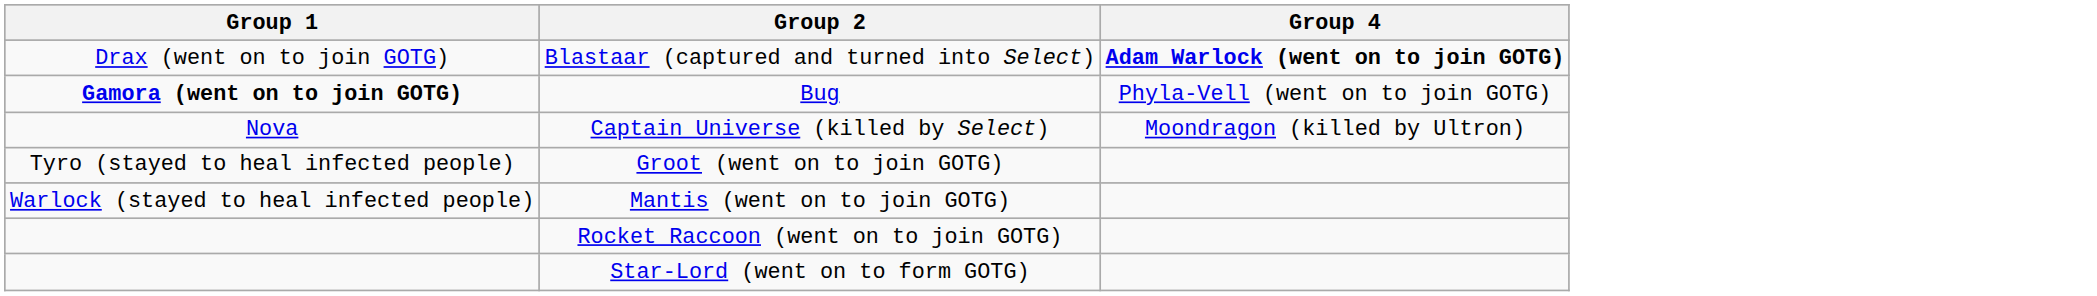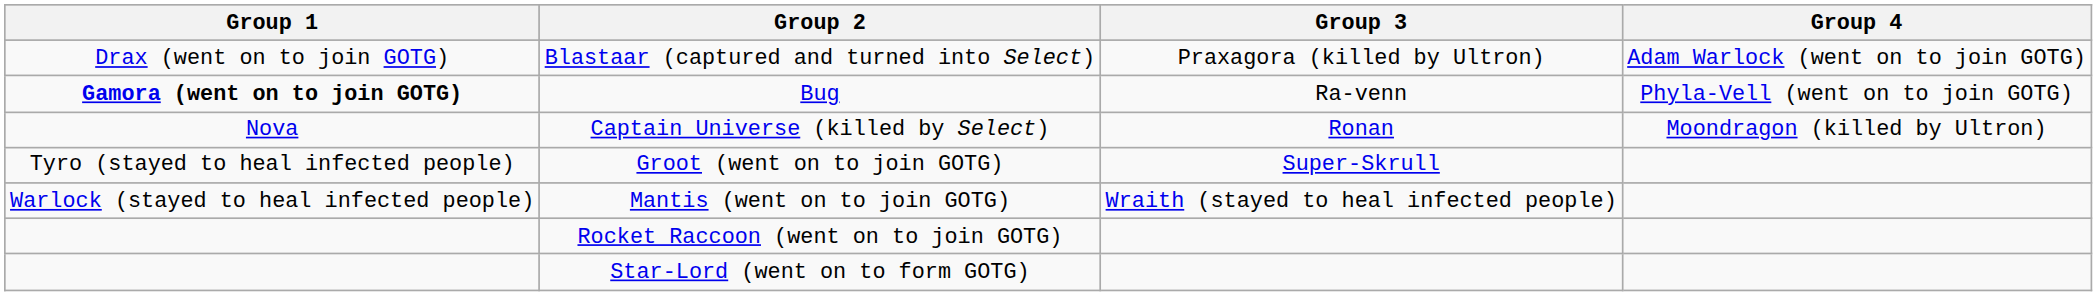+ column: (1361, 23)
(1335, 58) bold -> (1857, 58) normal
